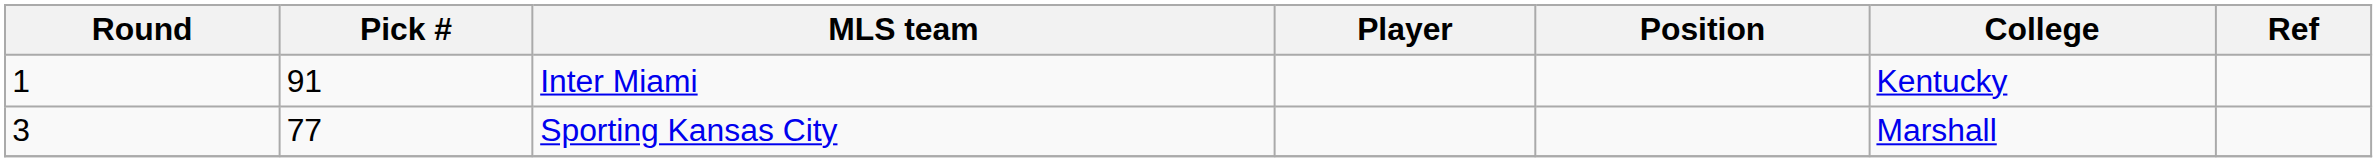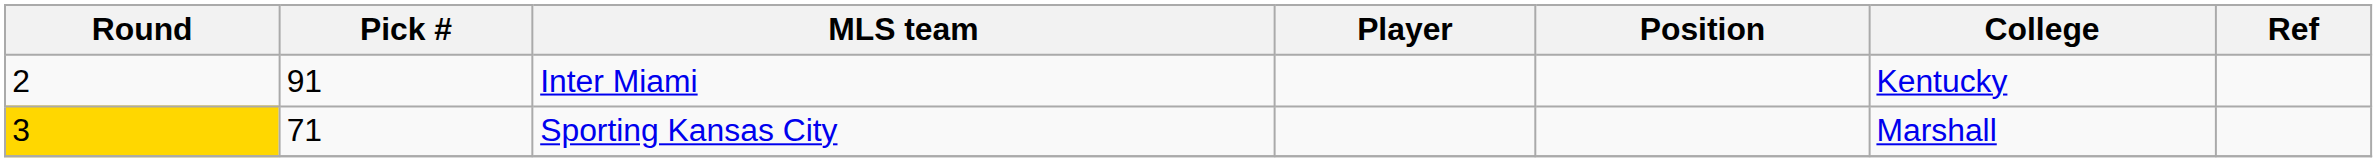(21, 80) 1 -> (21, 80) 2
(21, 130) no background -> (21, 130) gold background
(304, 130) 77 -> (304, 130) 71
